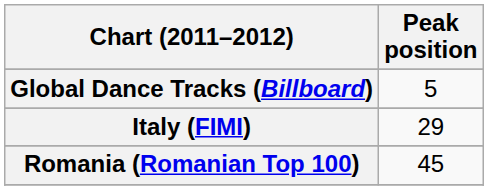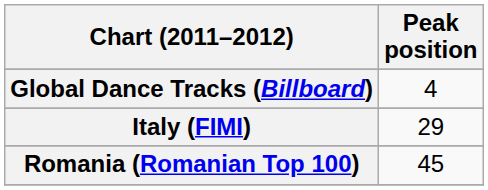(431, 88) 5 -> (431, 88) 4
